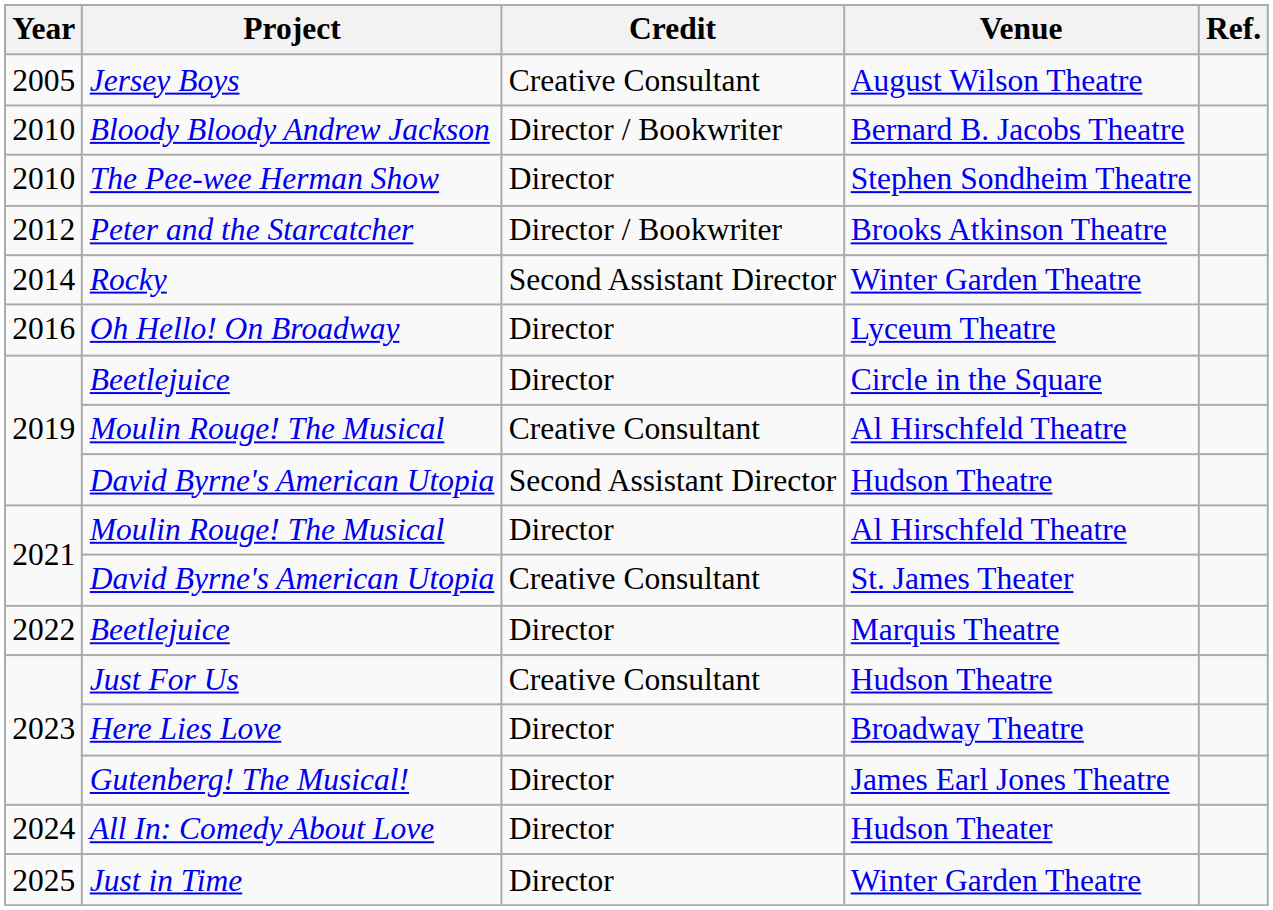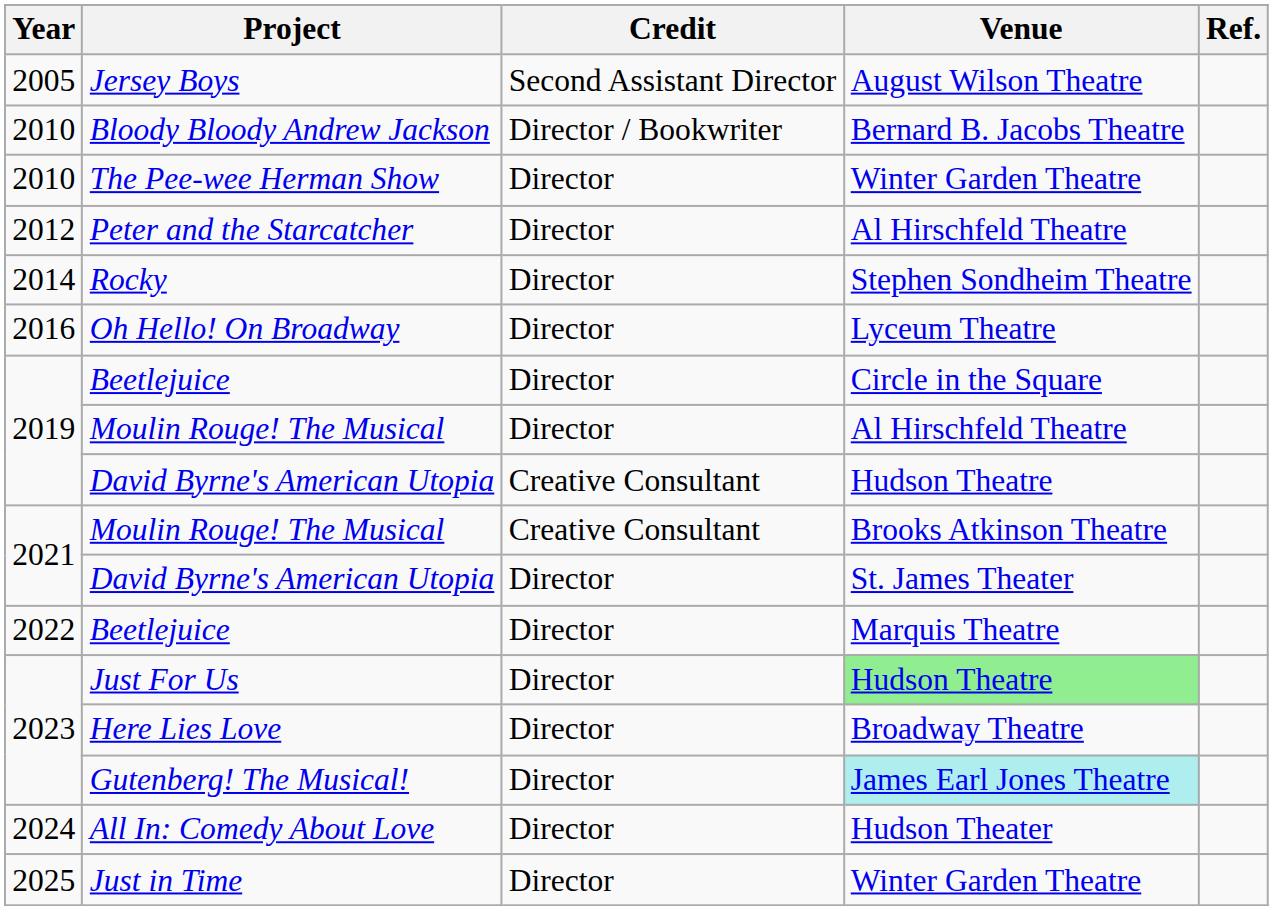(634, 79) Creative Consultant -> (673, 79) Second Assistant Director
(1021, 179) Stephen Sondheim Theatre -> (996, 179) Winter Garden Theatre
(645, 229) Director / Bookwriter -> (561, 229) Director
(1009, 229) Brooks Atkinson Theatre -> (989, 229) Al Hirschfeld Theatre
(673, 279) Second Assistant Director -> (561, 279) Director
(996, 279) Winter Garden Theatre -> (1021, 279) Stephen Sondheim Theatre
(634, 429) Creative Consultant -> (561, 429) Director
(673, 479) Second Assistant Director -> (634, 479) Creative Consultant
(561, 529) Director -> (634, 529) Creative Consultant
(989, 529) Al Hirschfeld Theatre -> (1009, 529) Brooks Atkinson Theatre
(634, 579) Creative Consultant -> (561, 579) Director
(634, 679) Creative Consultant -> (561, 679) Director
(952, 679) no background -> (952, 679) lightgreen background
(1010, 779) no background -> (1010, 779) paleturquoise background
